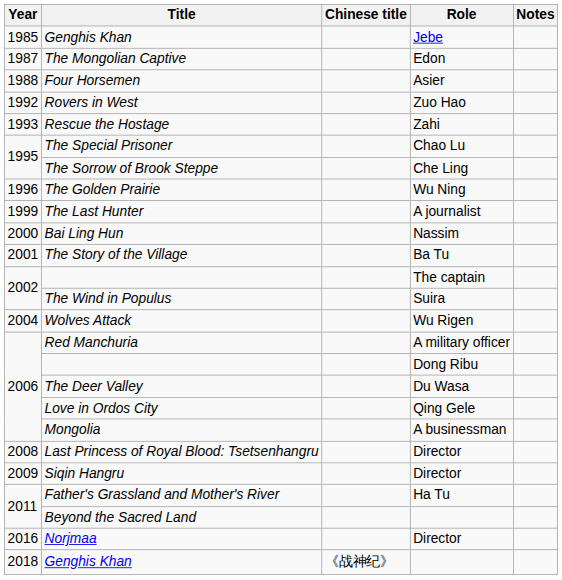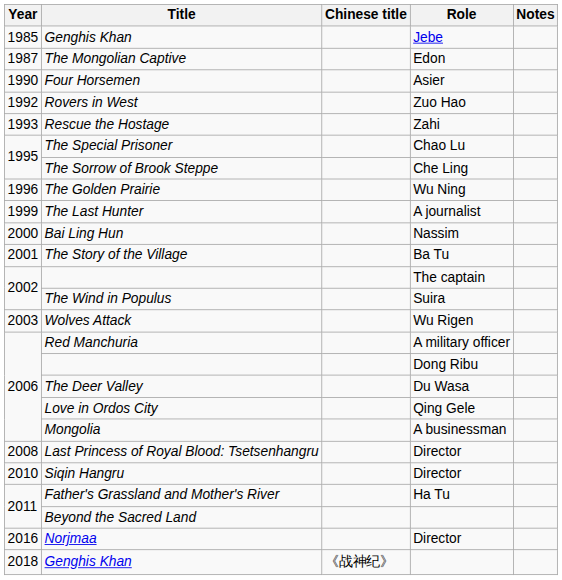(23, 80) 1988 -> (23, 80) 1990
(23, 320) 2004 -> (23, 320) 2003
(23, 473) 2009 -> (23, 473) 2010
